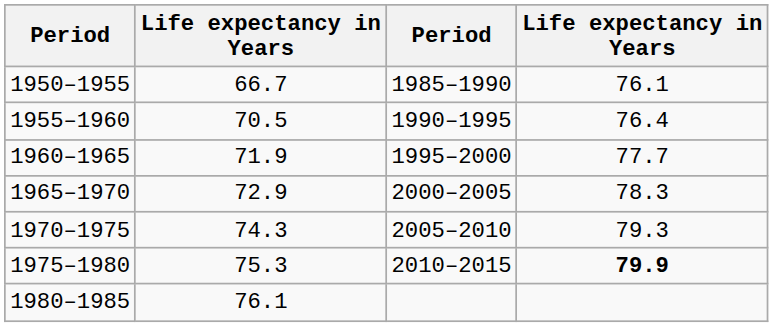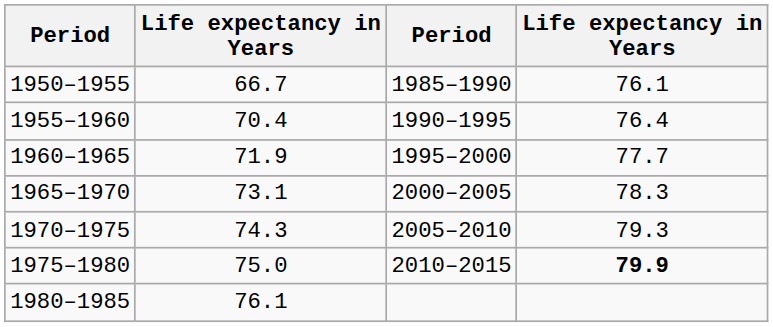(261, 121) 70.5 -> (261, 121) 70.4
(261, 194) 72.9 -> (261, 194) 73.1
(261, 266) 75.3 -> (261, 266) 75.0
